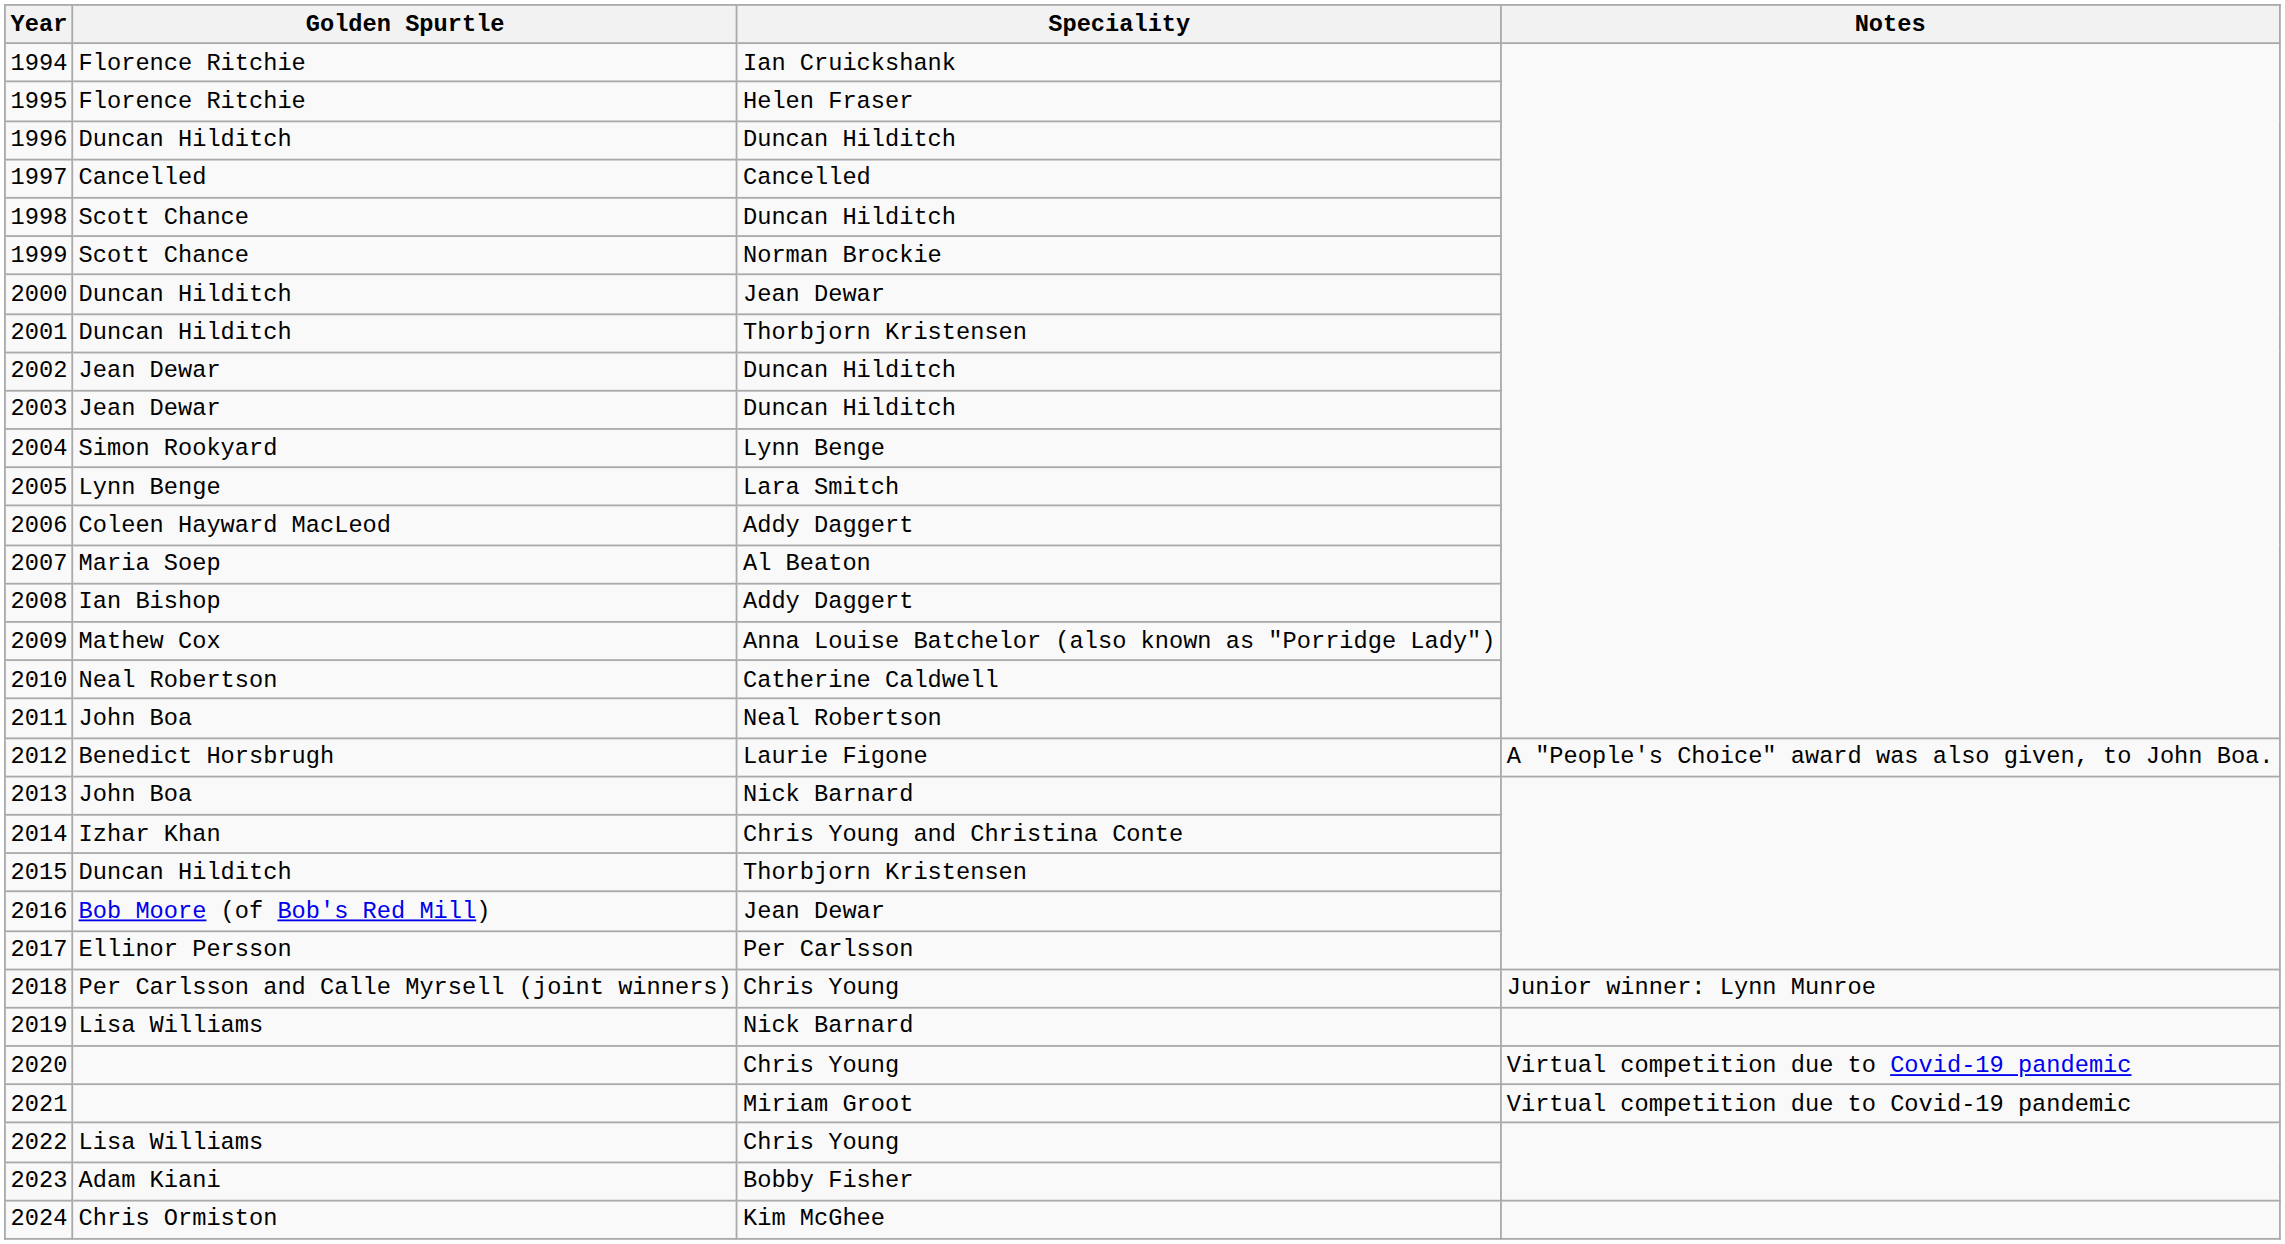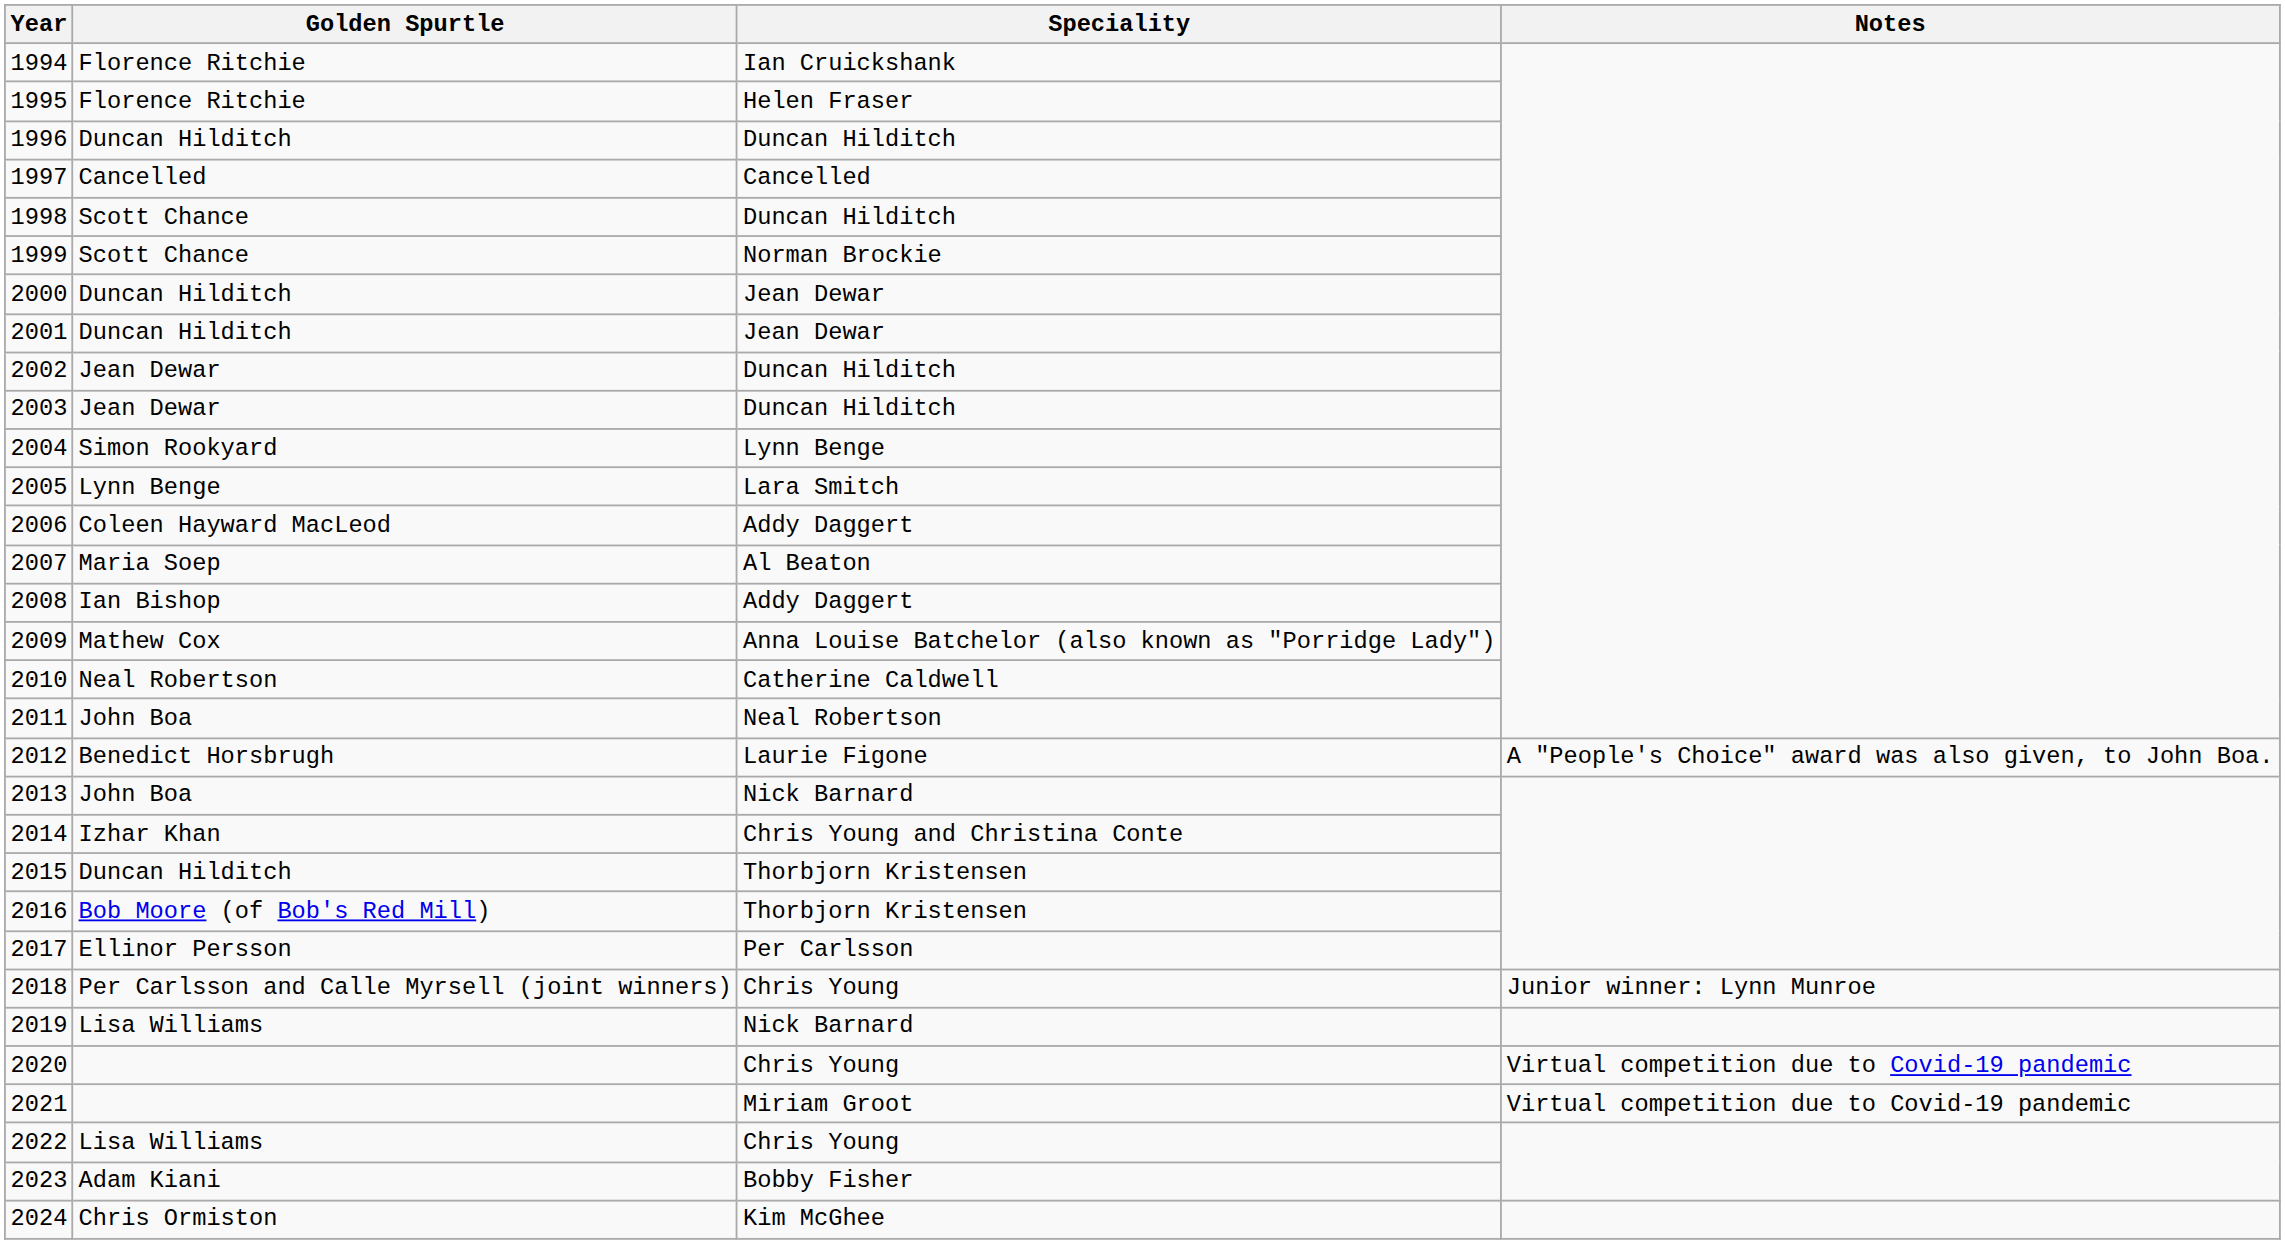(885, 333) Thorbjorn Kristensen -> (814, 333) Jean Dewar
(814, 911) Jean Dewar -> (885, 911) Thorbjorn Kristensen
